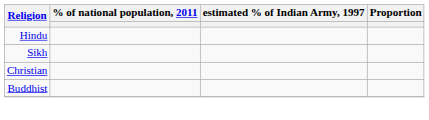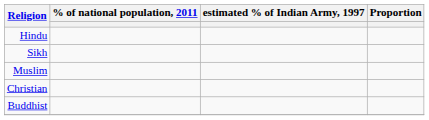+ row: (30, 70)
